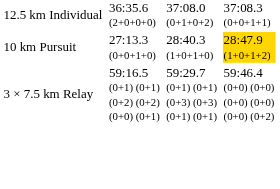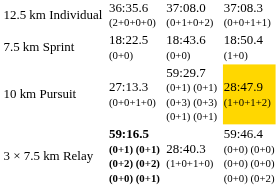+ row: (39, 47)
(190, 47) 28:40.3 (1+0+1+0) -> (192, 94) 59:29.7 (0+1) (0+1) (0+3) (0+3) (0+1) (0+1)
(134, 94) normal -> (134, 156) bold
(192, 94) 59:29.7 (0+1) (0+1) (0+3) (0+3) (0+1) (0+1) -> (190, 156) 28:40.3 (1+0+1+0)
